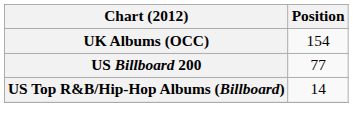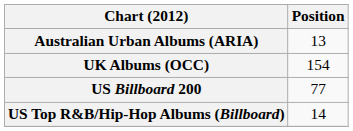+ row: (146, 41)
